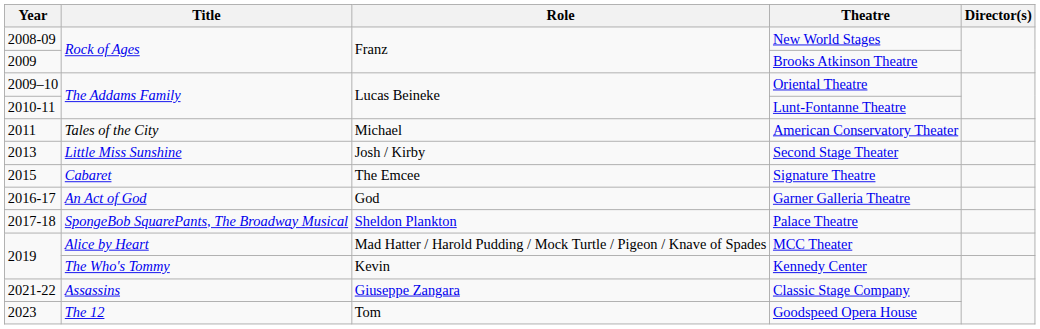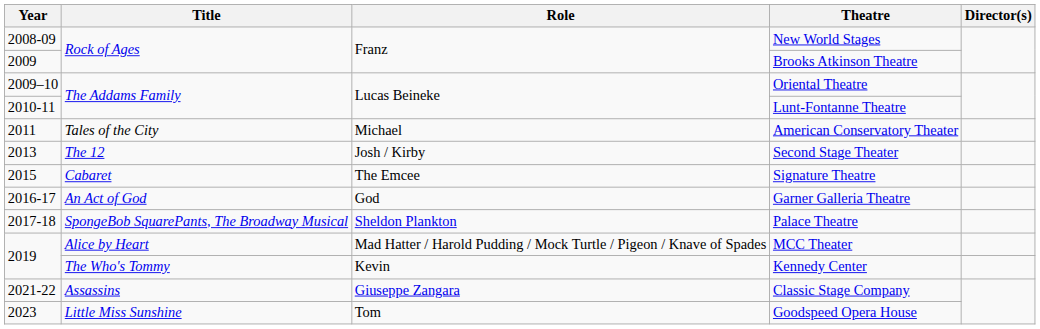(123, 152) Little Miss Sunshine -> (85, 152) The 12
(85, 312) The 12 -> (123, 312) Little Miss Sunshine
